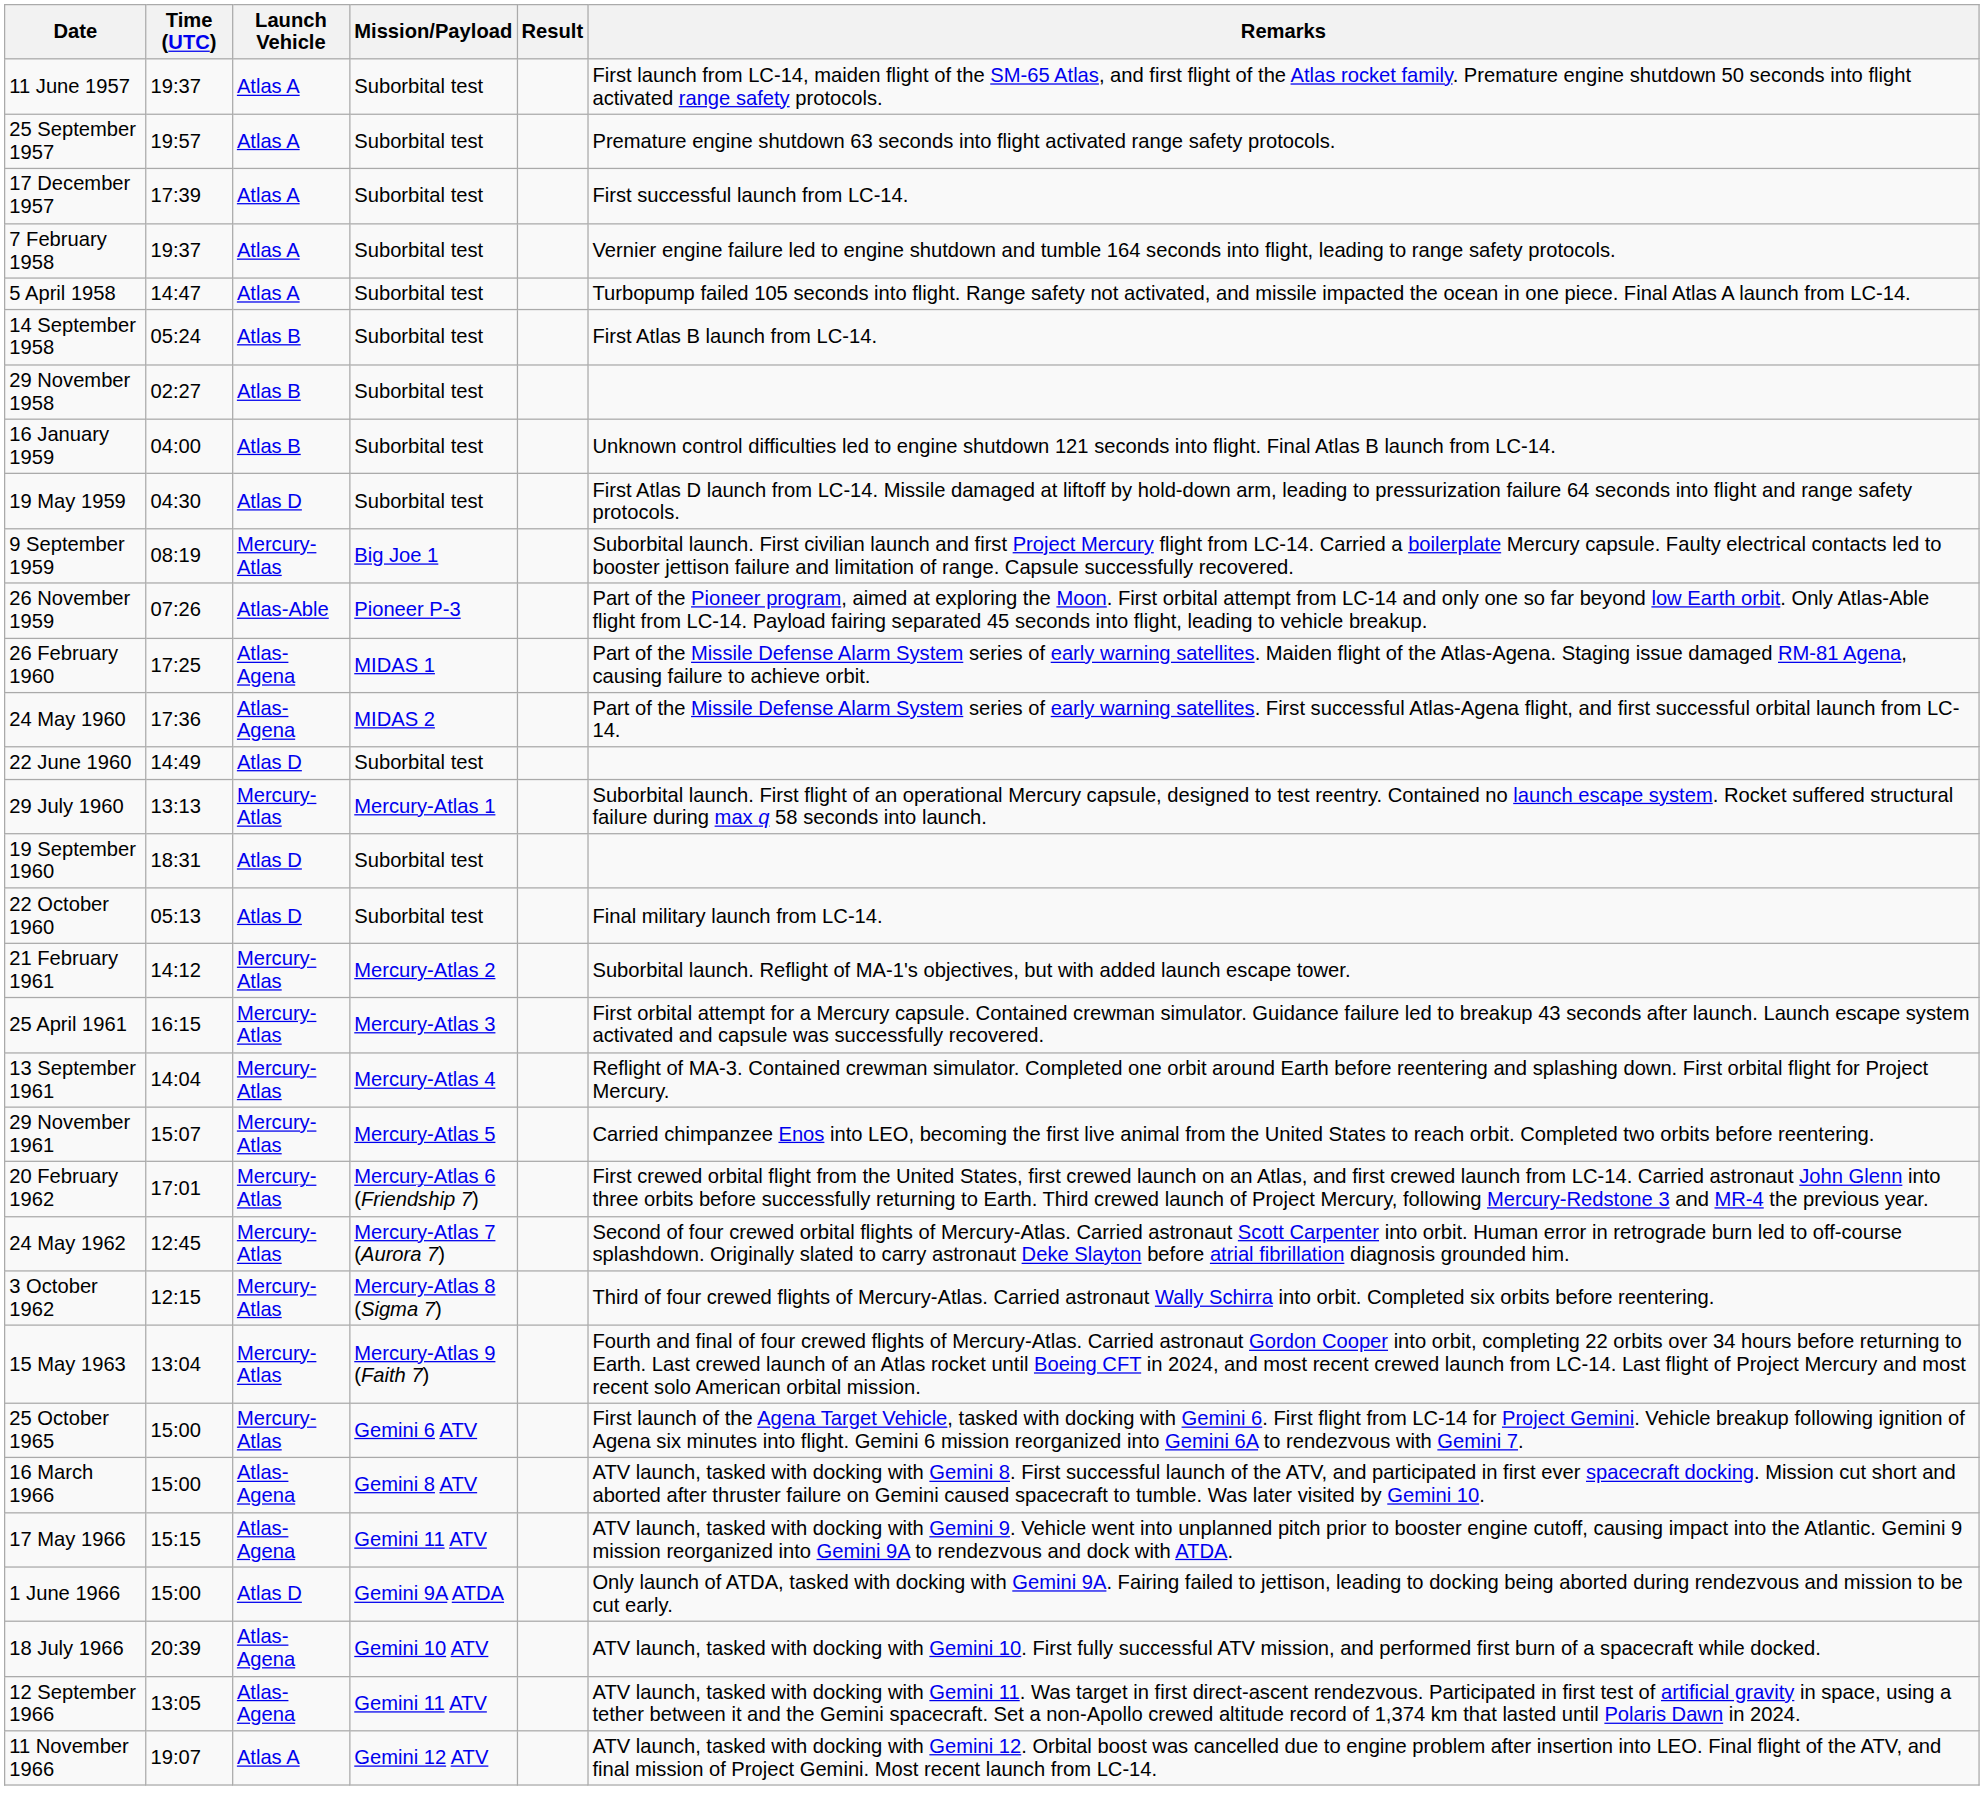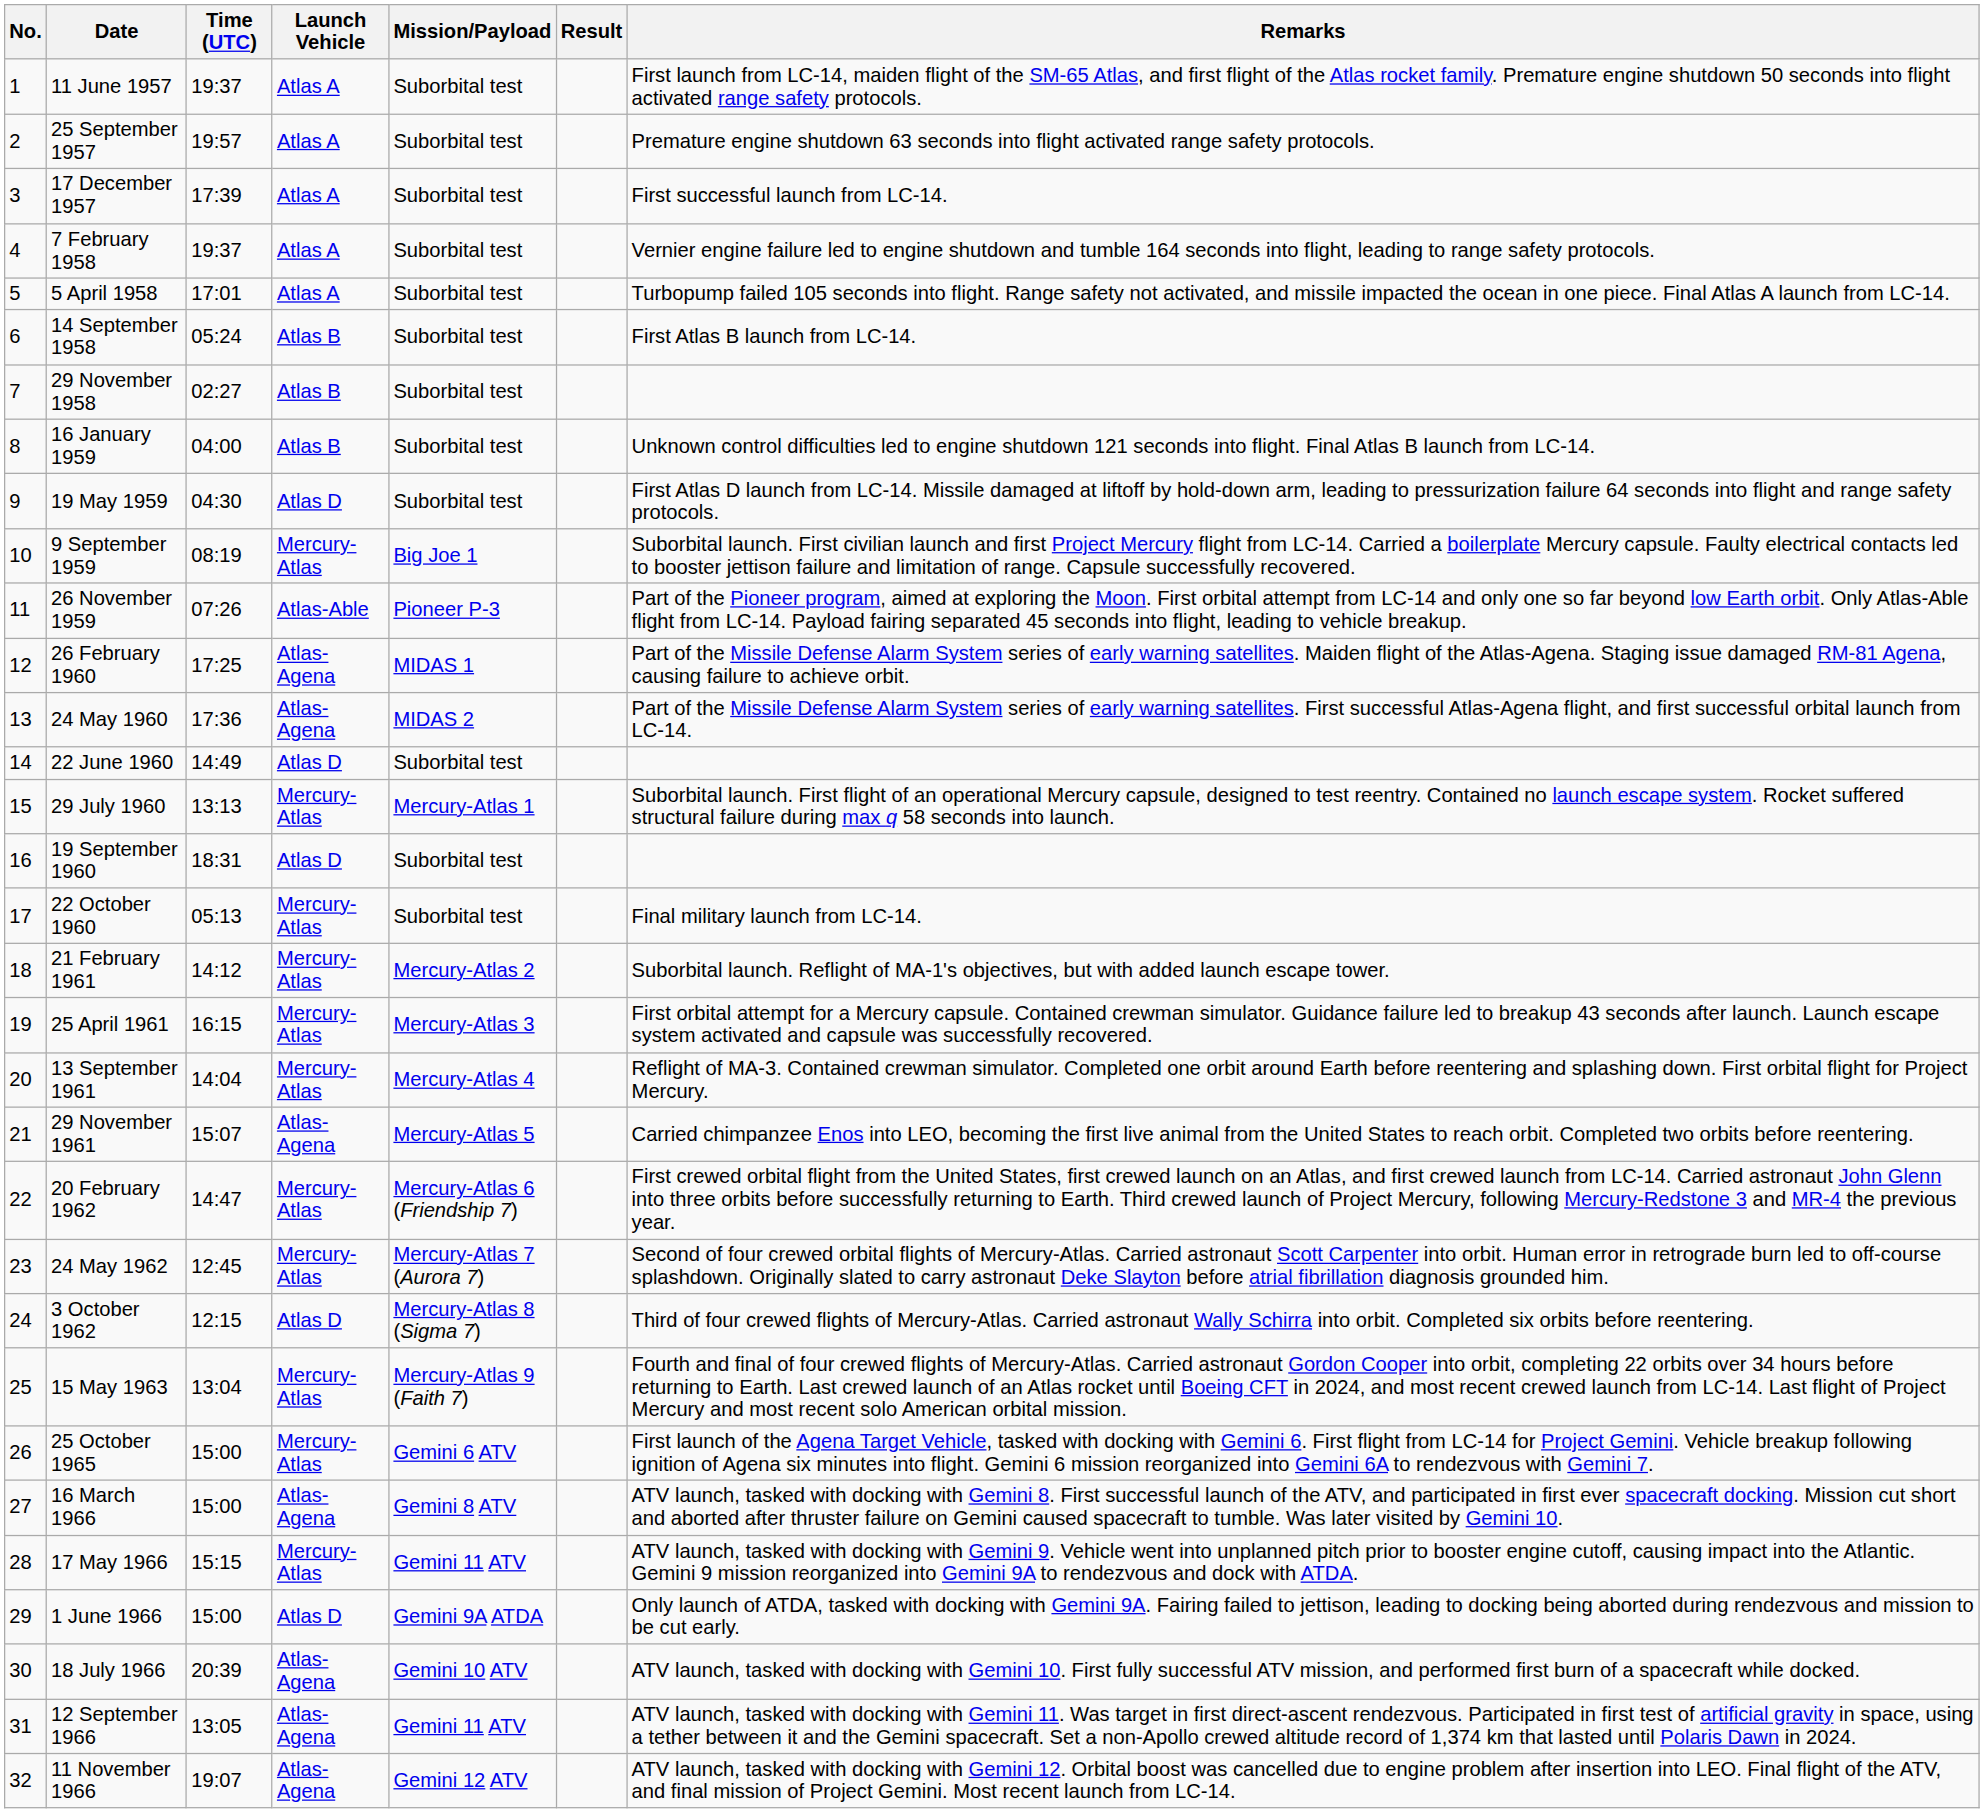+ column: (26, 31)
(176, 293) 14:47 -> (216, 293) 17:01
(269, 915) Atlas D -> (317, 915) Mercury-Atlas
(277, 1134) Mercury-Atlas -> (306, 1134) Atlas-Agena
(176, 1188) 17:01 -> (216, 1200) 14:47
(277, 1298) Mercury-Atlas -> (309, 1320) Atlas D
(266, 1539) Atlas-Agena -> (317, 1562) Mercury-Atlas
(268, 1758) Atlas A -> (306, 1780) Atlas-Agena
